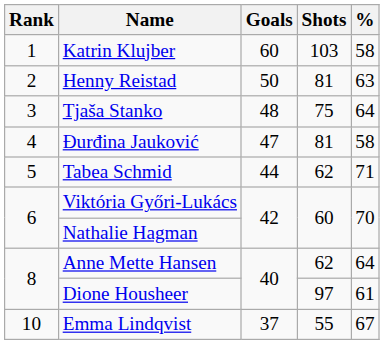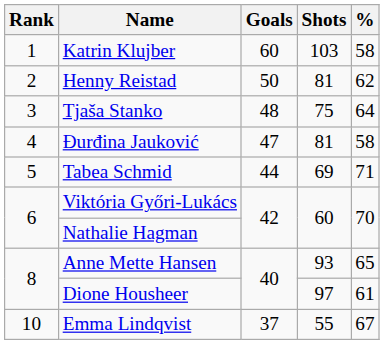(365, 80) 63 -> (365, 80) 62
(324, 171) 62 -> (324, 171) 69
(324, 263) 62 -> (324, 263) 93
(365, 263) 64 -> (365, 263) 65
